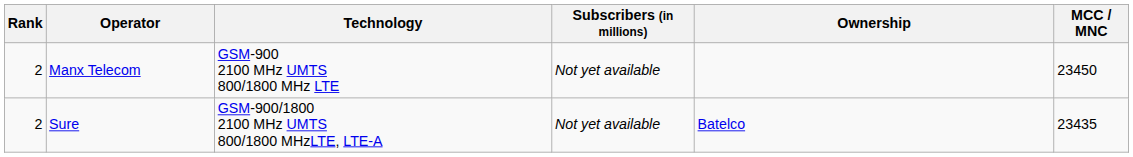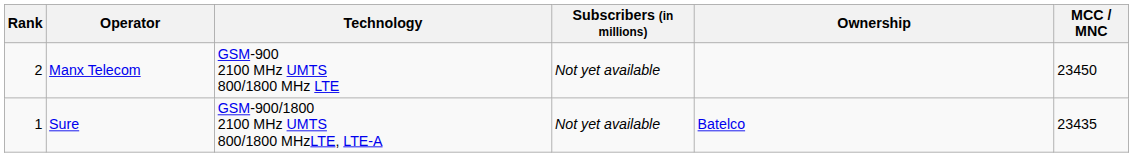(39, 125) 2 -> (39, 125) 1
